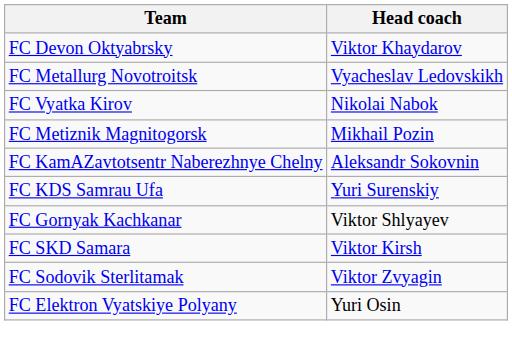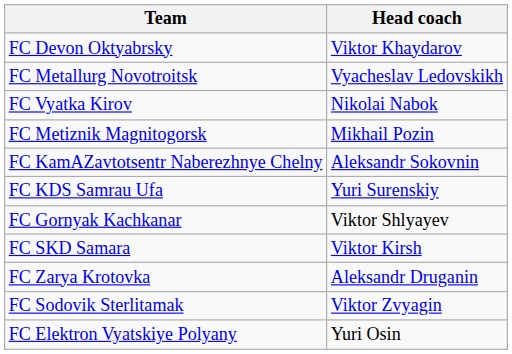+ row: (80, 276)
